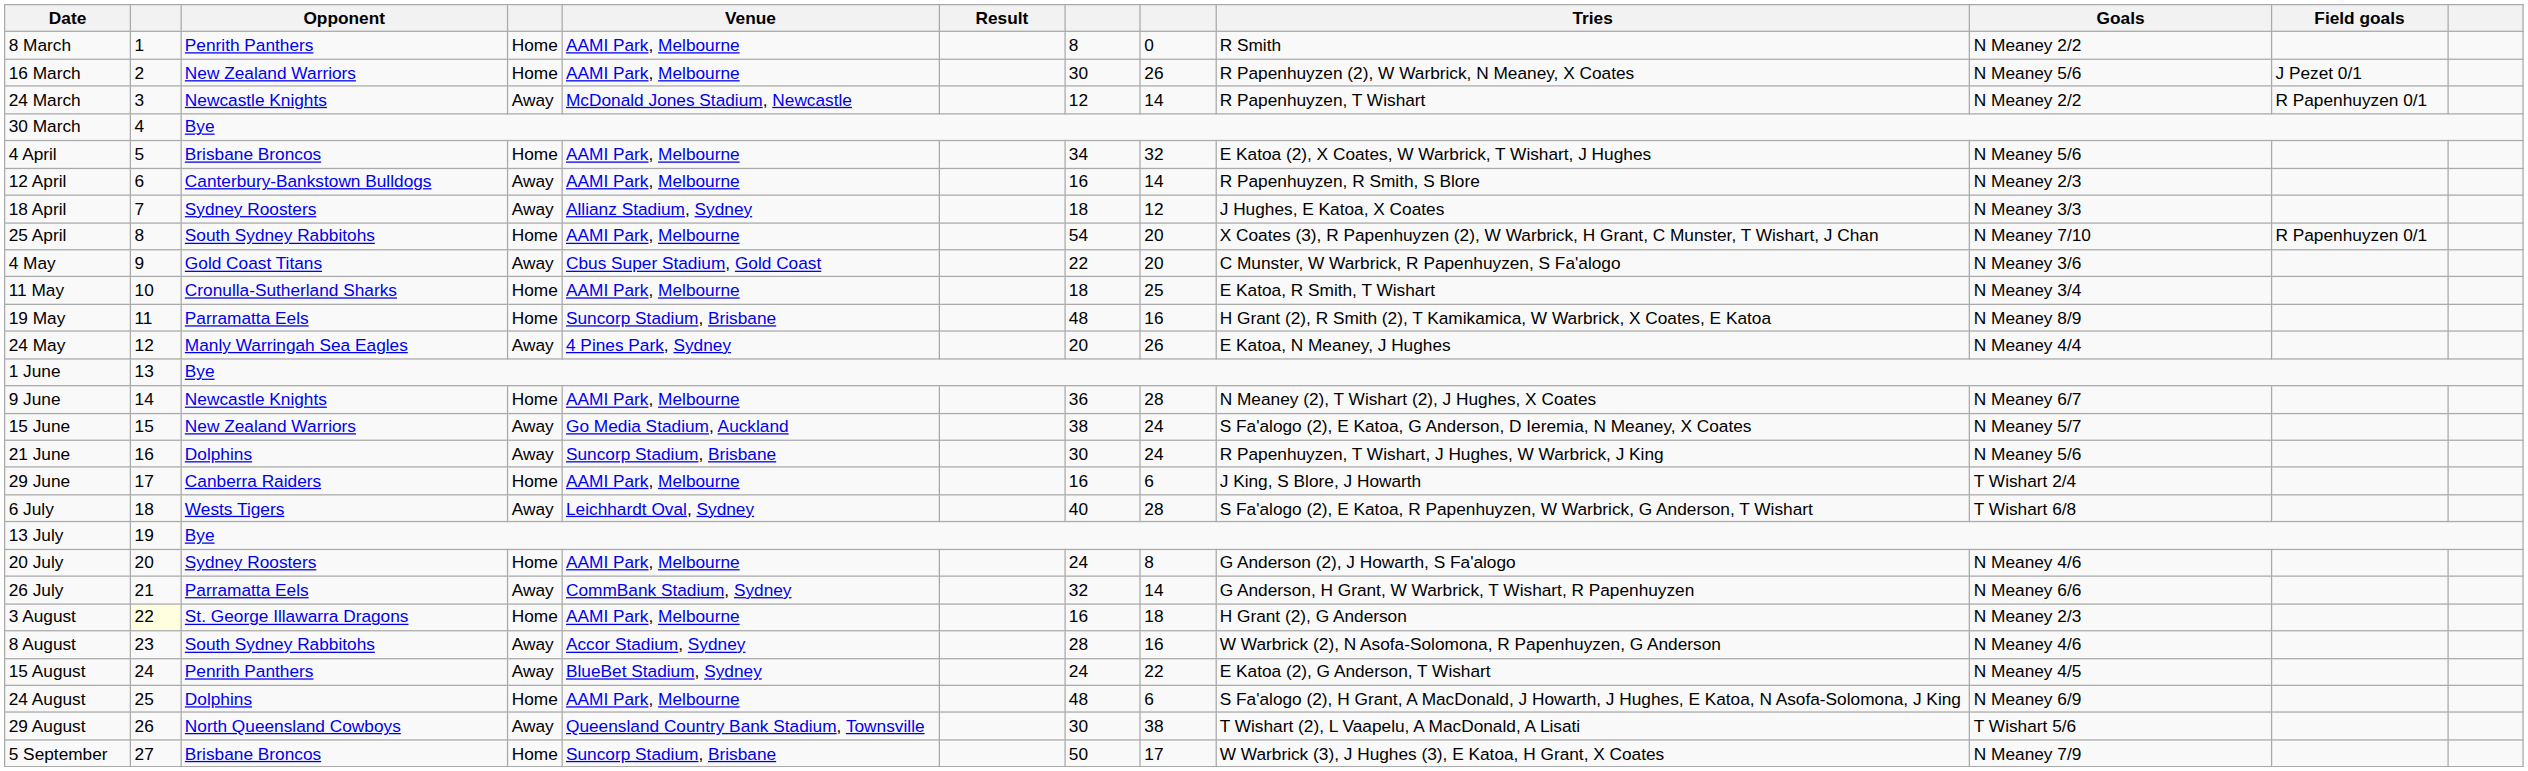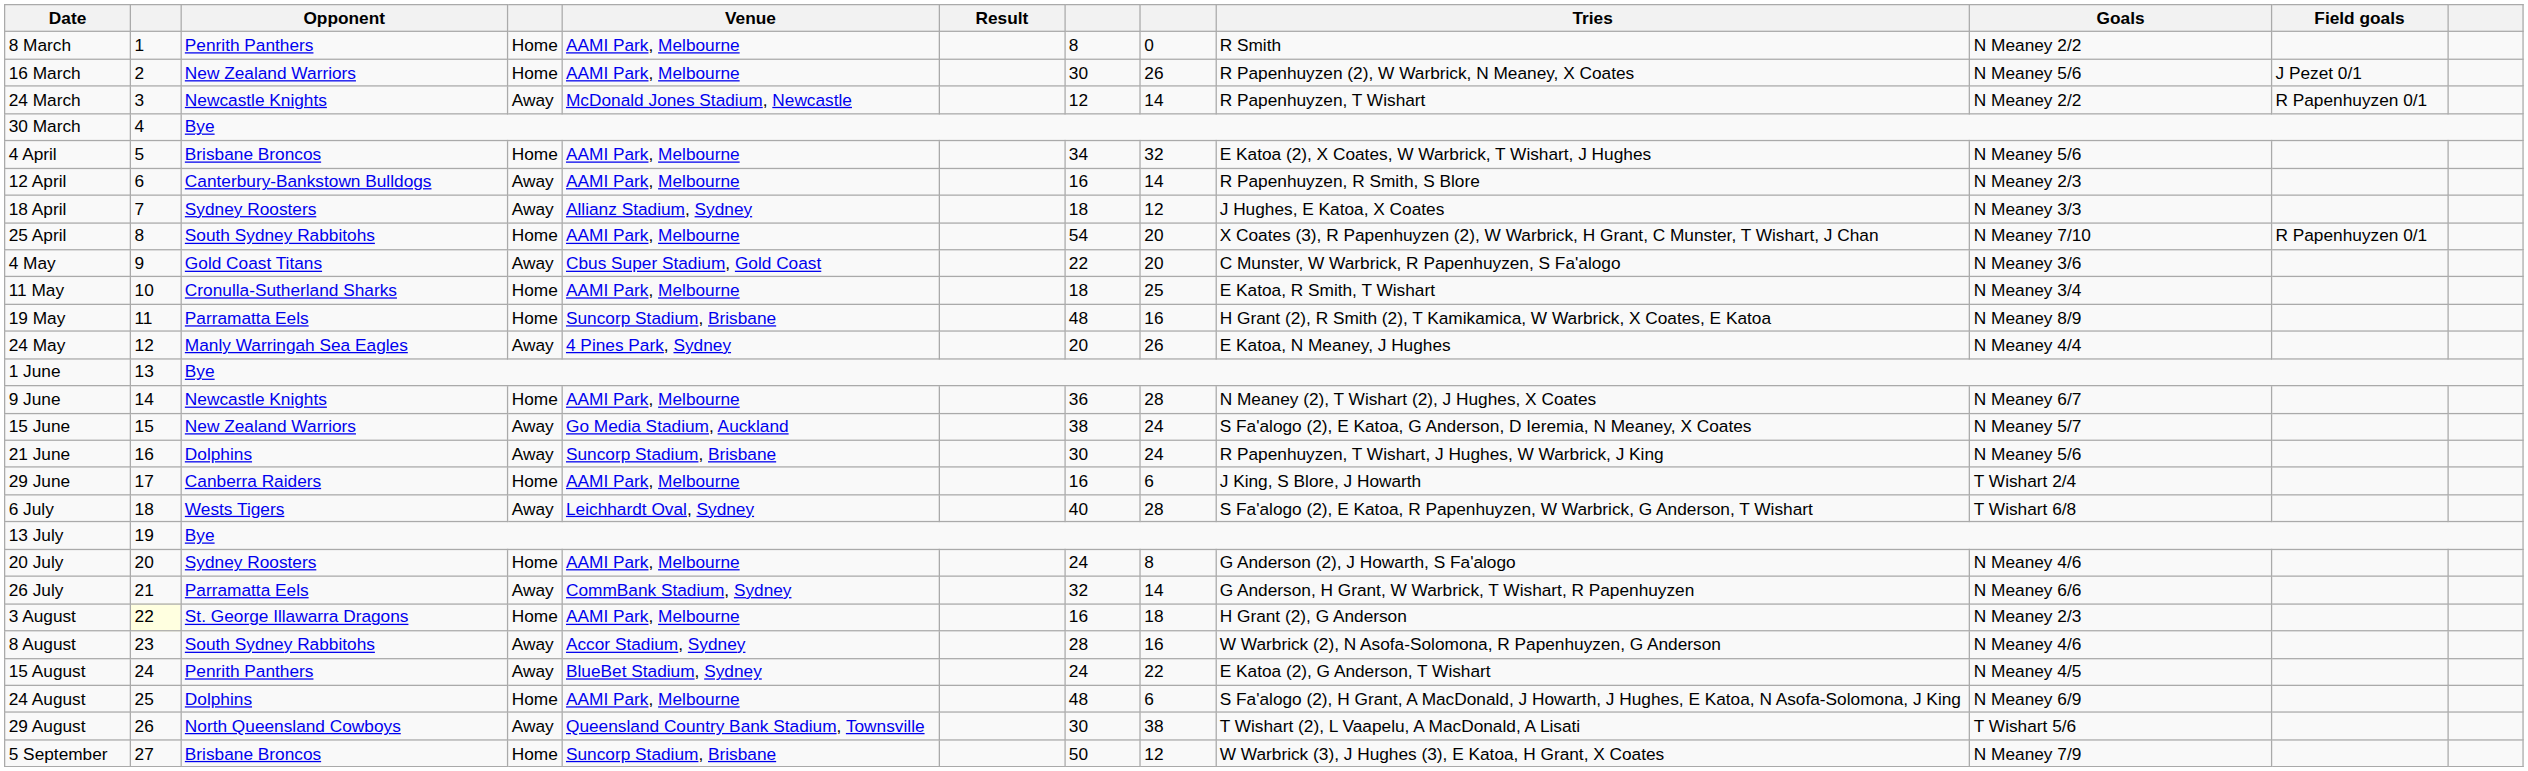(1154, 753) 17 -> (1154, 753) 12
